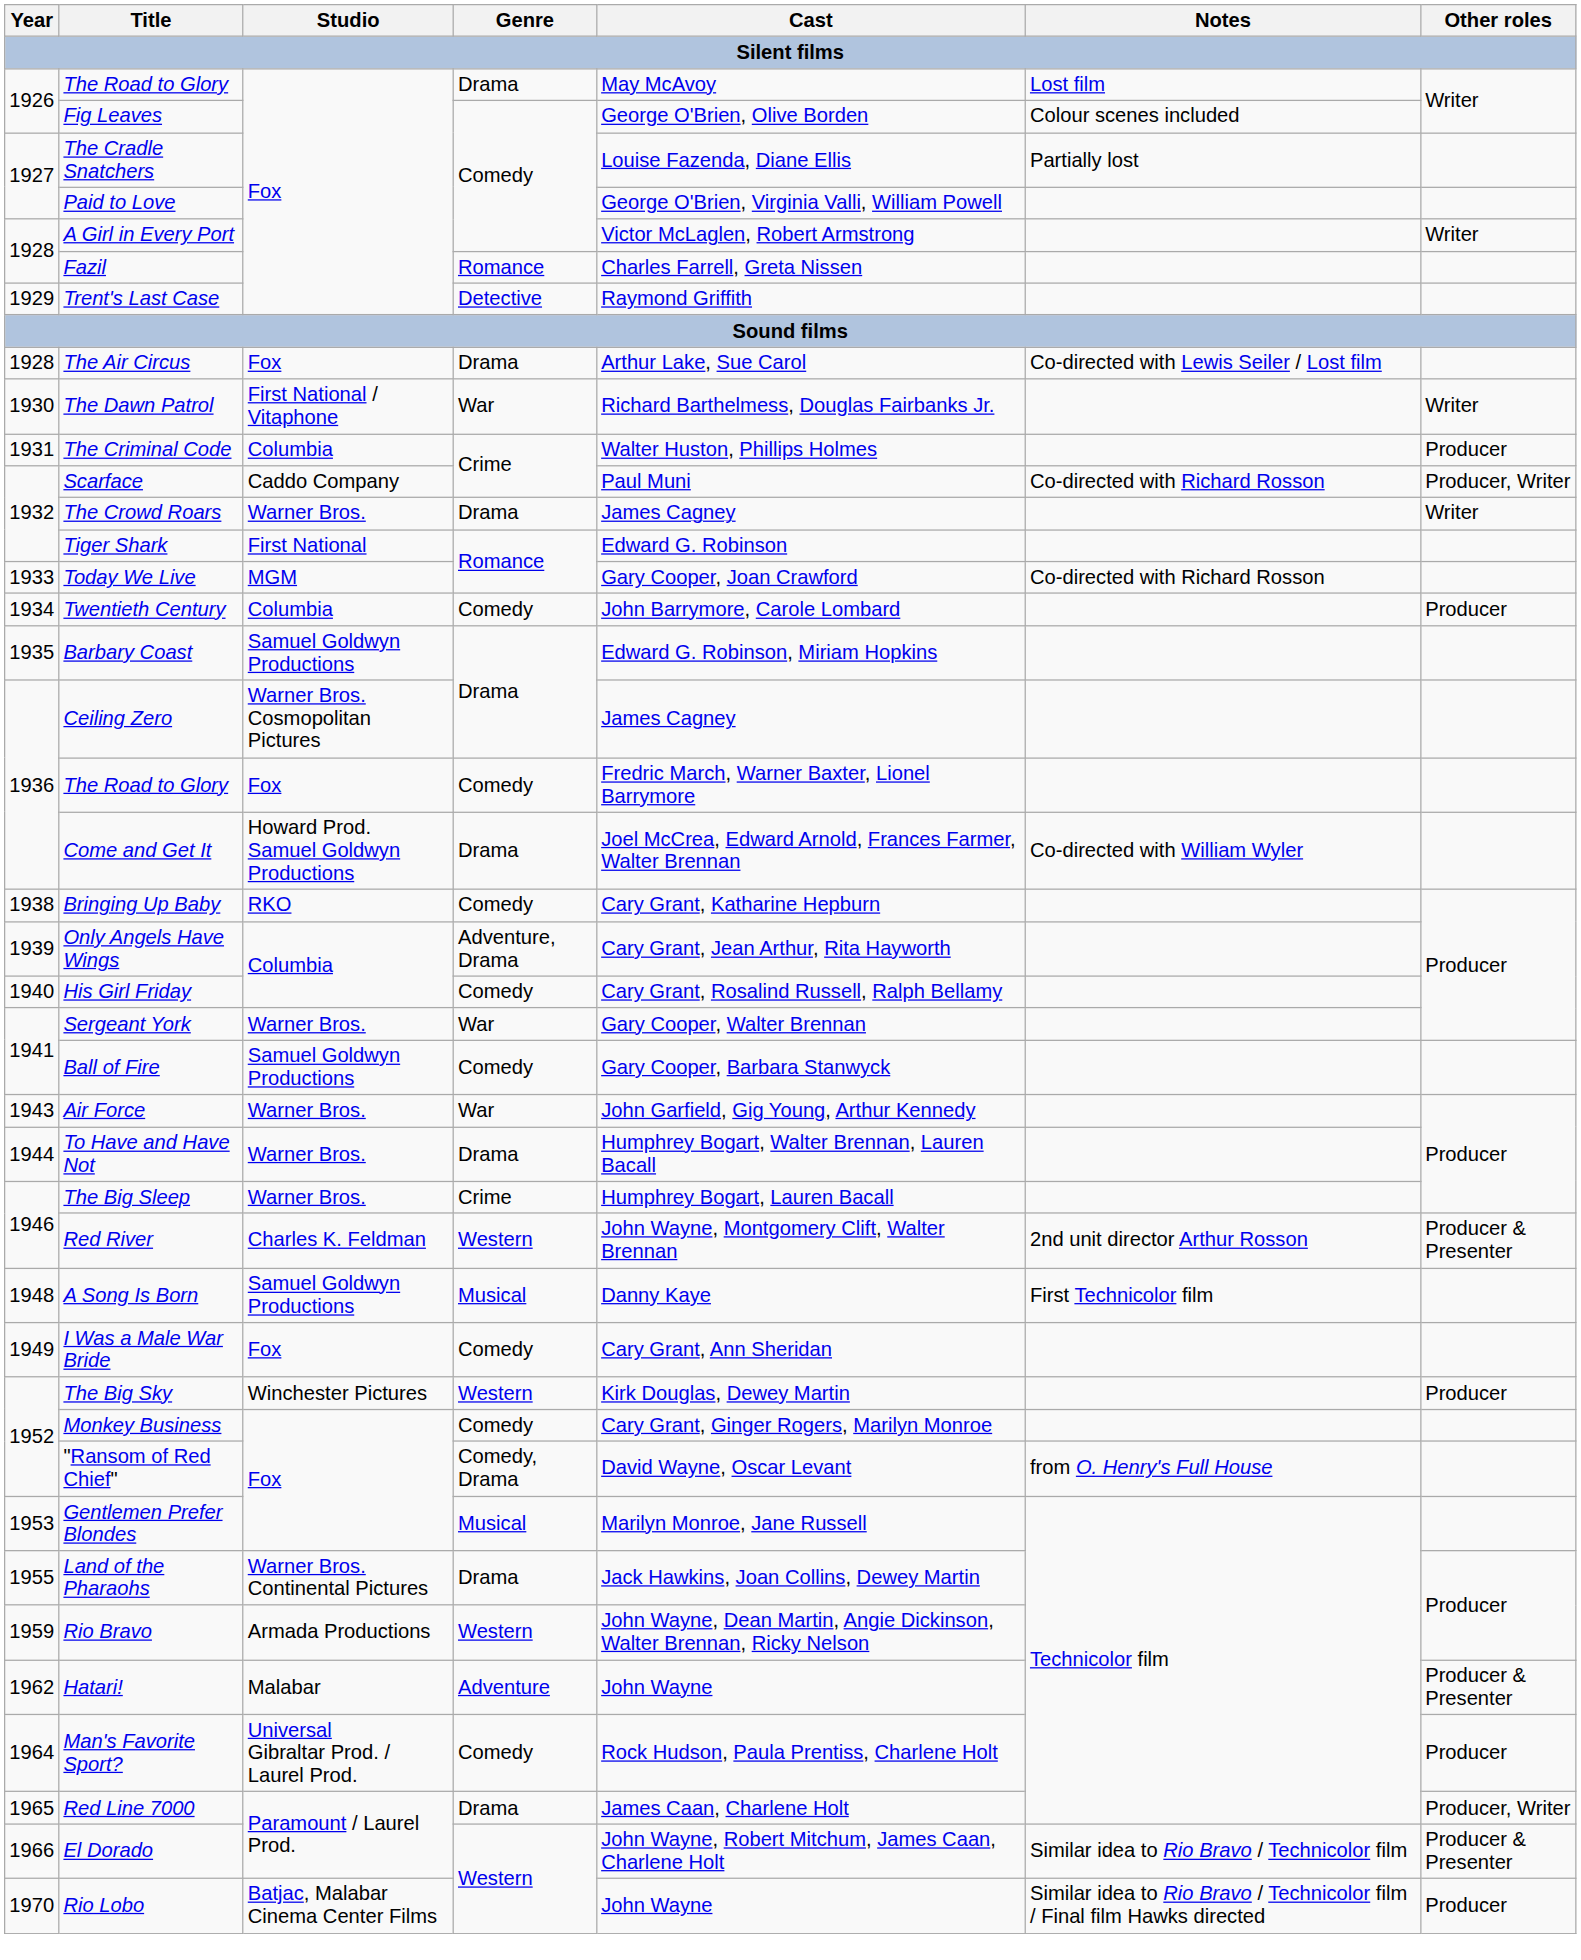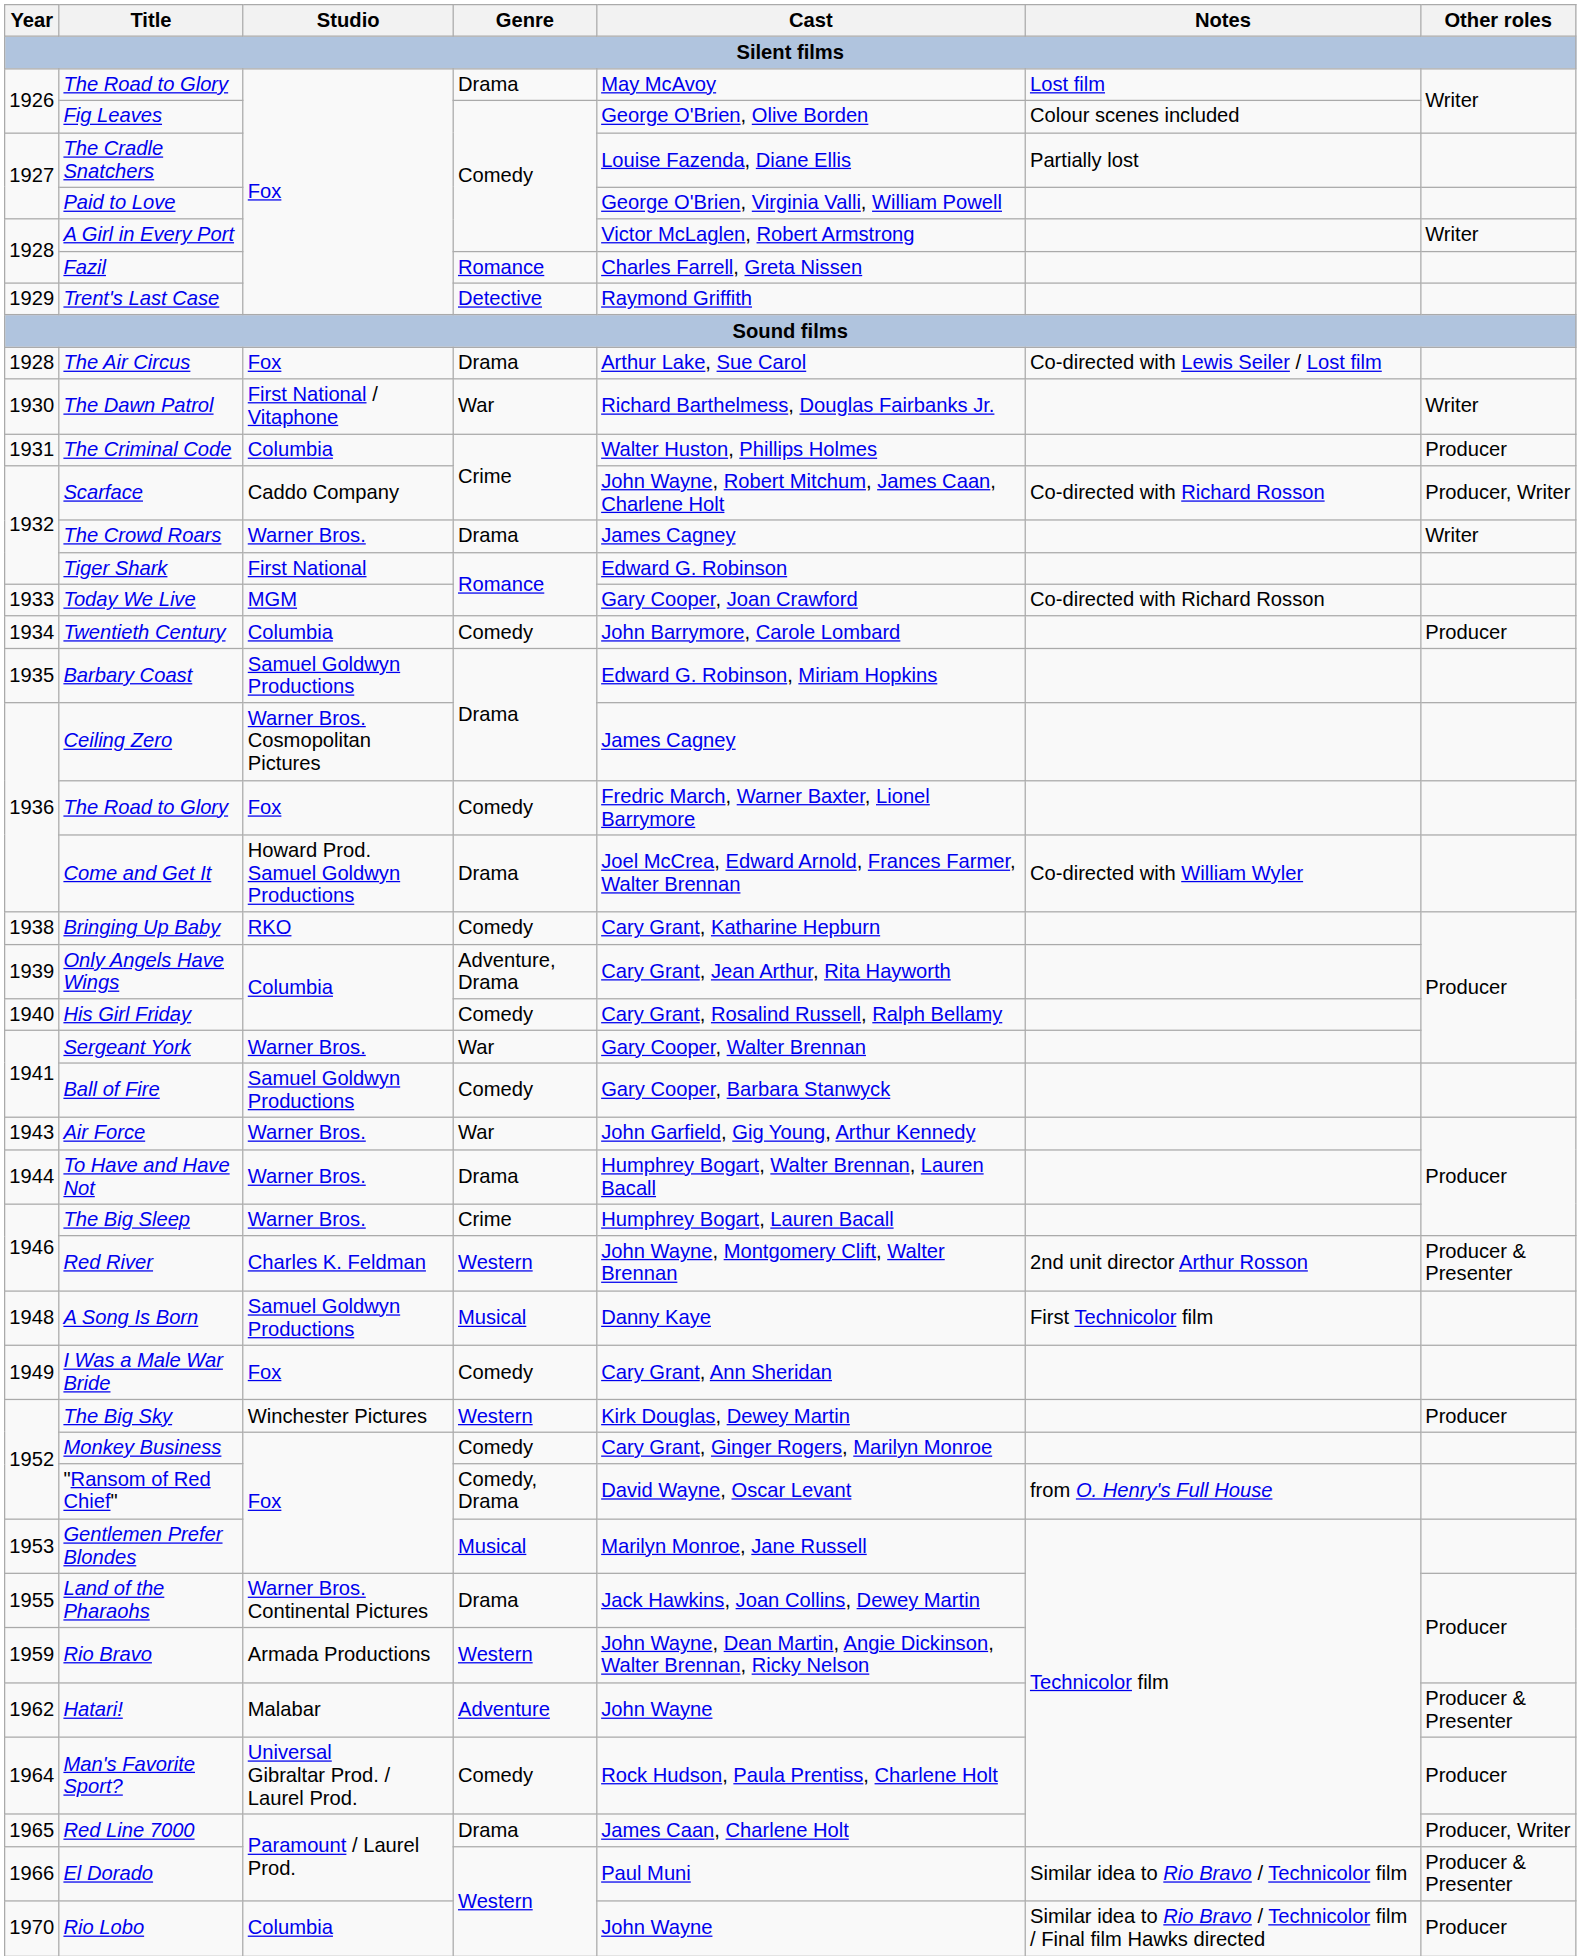(646, 481) Paul Muni -> (799, 492) John Wayne, Robert Mitchum, James Caan, Charlene Holt
(799, 1850) John Wayne, Robert Mitchum, James Caan, Charlene Holt -> (646, 1873) Paul Muni
(342, 1905) Batjac, Malabar Cinema Center Films -> (290, 1928) Columbia
